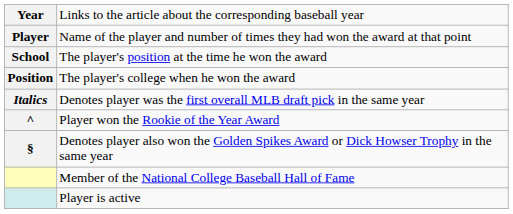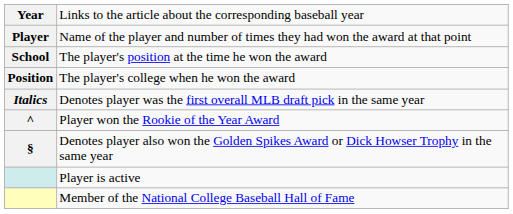rows swapped: (207, 177) <-> (100, 198)
